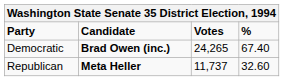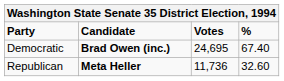(211, 48) 24,265 -> (211, 48) 24,695
(211, 66) 11,737 -> (211, 66) 11,736
